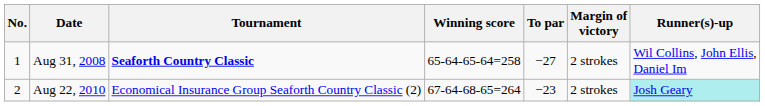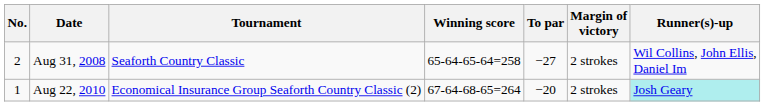(17, 60) 1 -> (17, 60) 2
(183, 60) bold -> (178, 60) normal
(17, 90) 2 -> (17, 90) 1
(546, 90) −23 -> (546, 90) −20
